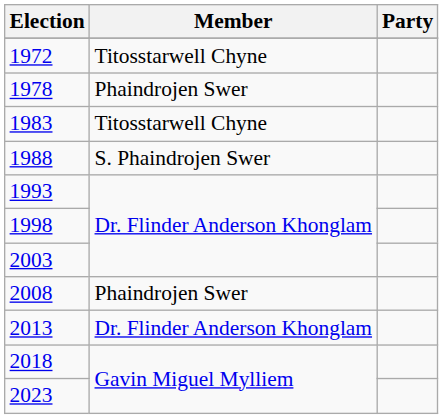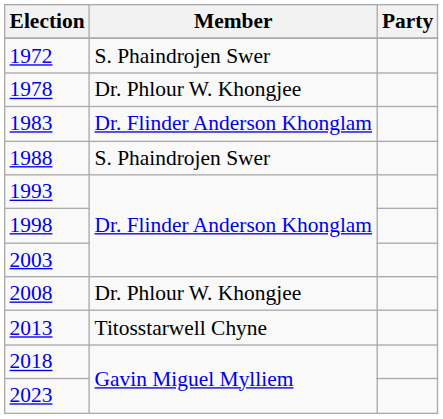(181, 55) Titosstarwell Chyne -> (182, 55) S. Phaindrojen Swer
(171, 89) Phaindrojen Swer -> (198, 89) Dr. Phlour W. Khongjee
(181, 123) Titosstarwell Chyne -> (233, 123) Dr. Flinder Anderson Khonglam
(171, 293) Phaindrojen Swer -> (198, 293) Dr. Phlour W. Khongjee
(233, 327) Dr. Flinder Anderson Khonglam -> (181, 327) Titosstarwell Chyne
